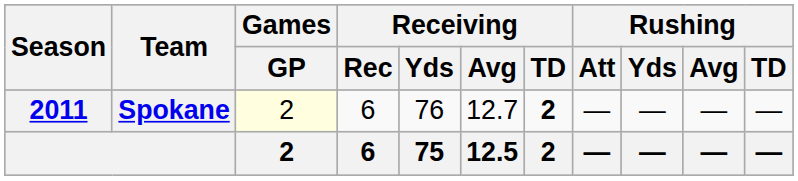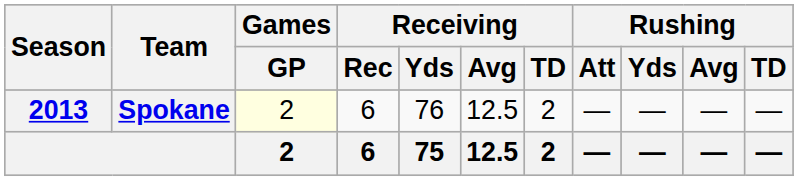(59, 110) 2011 -> (59, 110) 2013
(492, 110) 12.7 -> (492, 110) 12.5
(548, 110) bold -> (548, 110) normal
